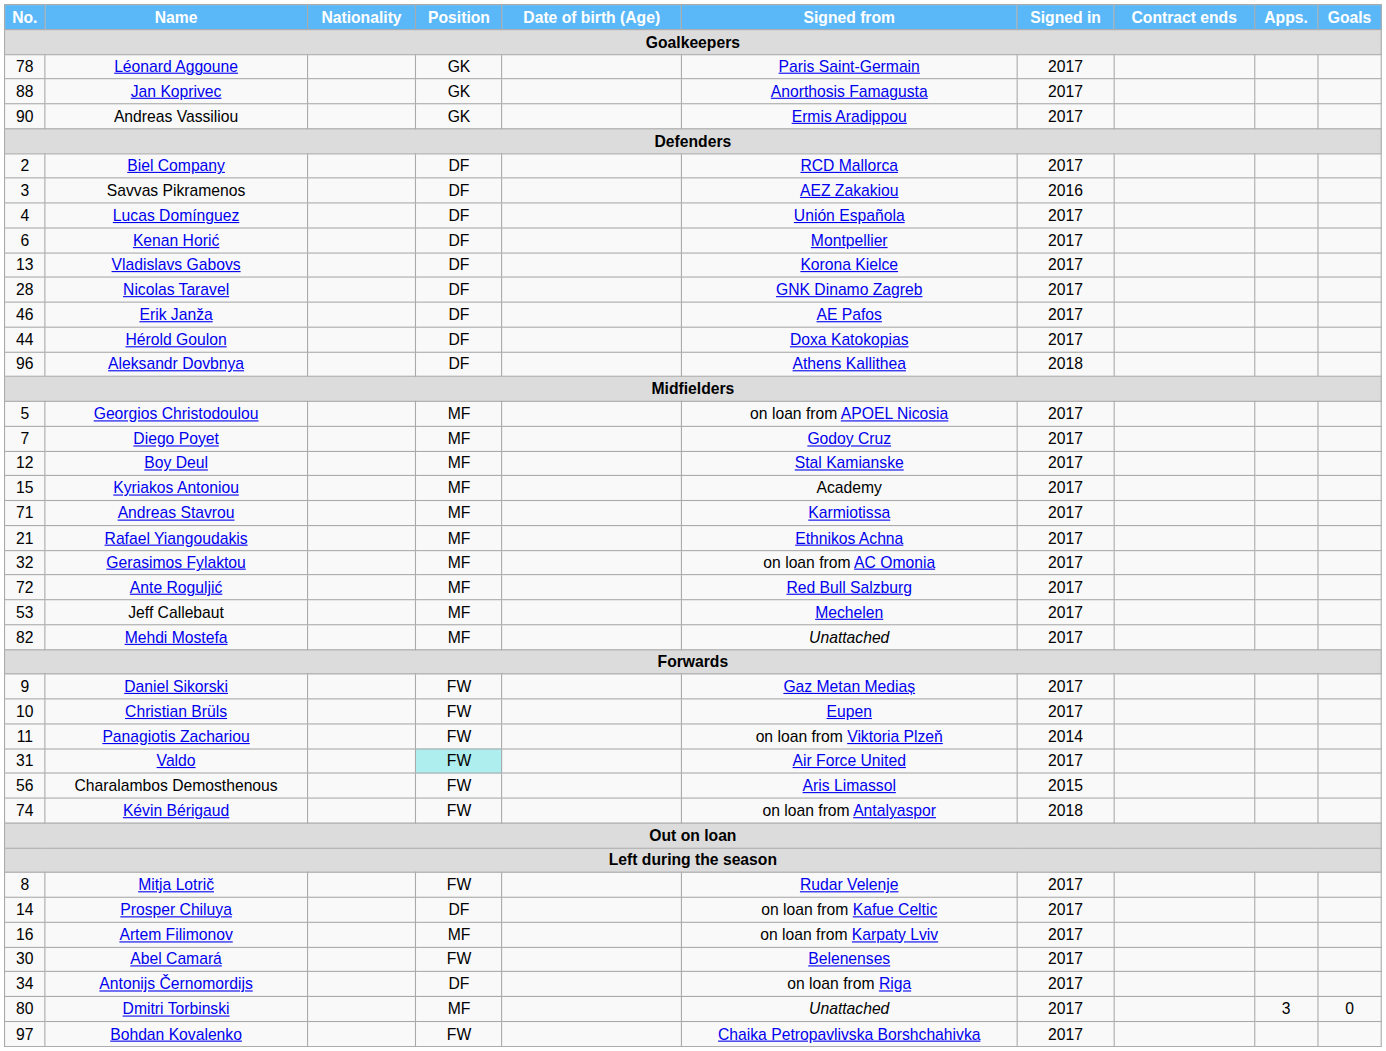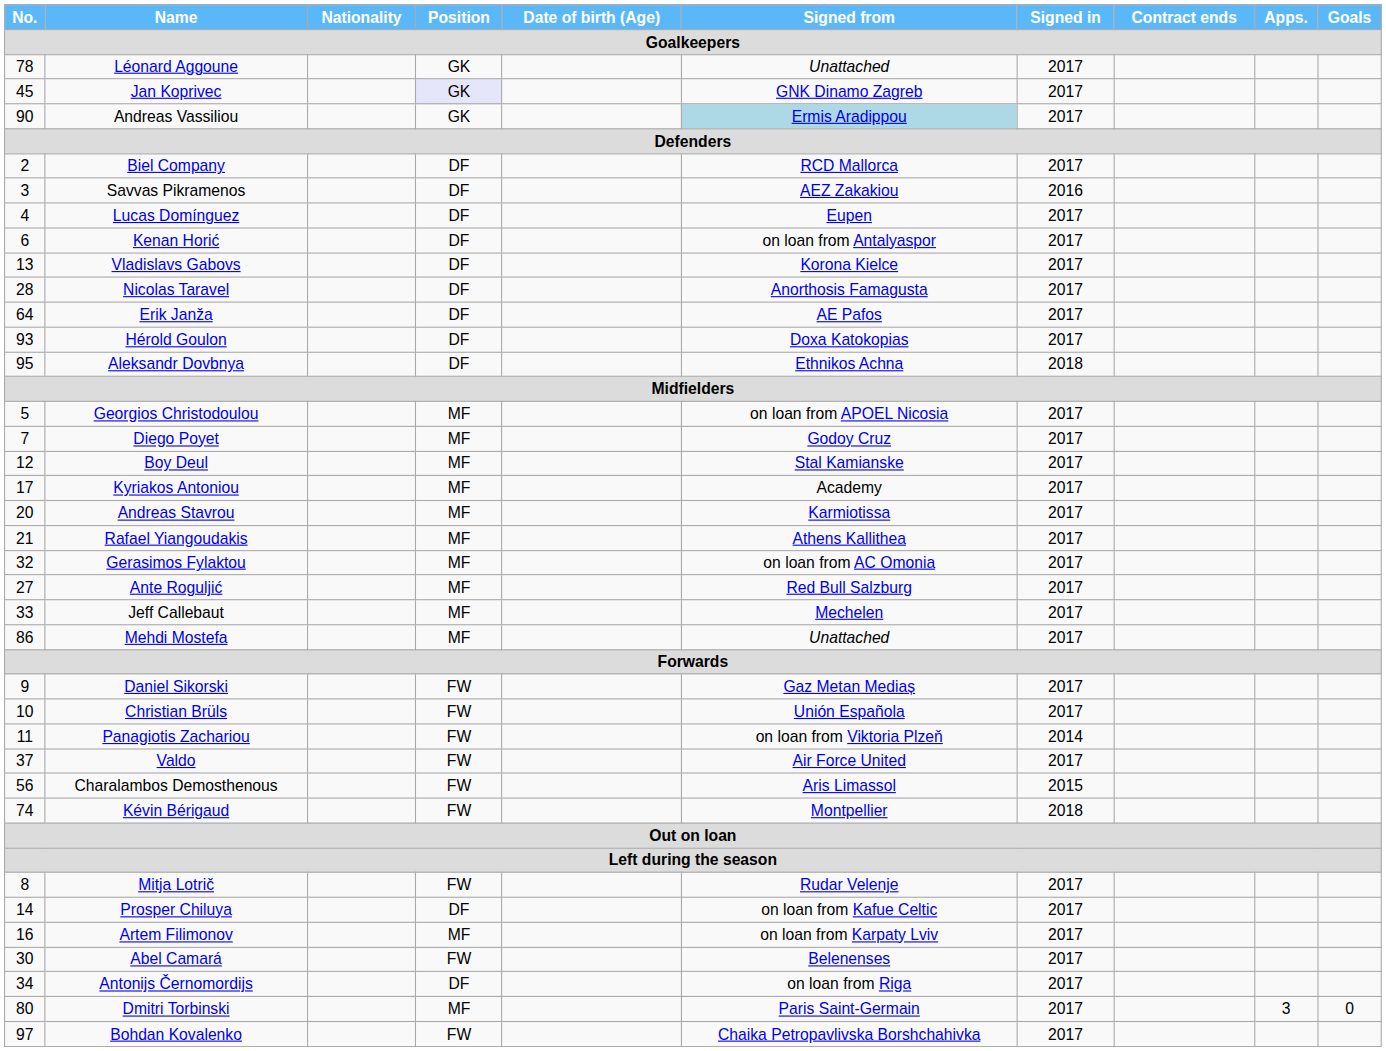(849, 67) Paris Saint-Germain -> (849, 67) Unattached
(25, 92) 88 -> (25, 92) 45
(459, 92) no background -> (459, 92) lavender background
(849, 92) Anorthosis Famagusta -> (849, 92) GNK Dinamo Zagreb
(849, 117) no background -> (849, 117) lightblue background
(849, 216) Unión Española -> (849, 216) Eupen
(849, 241) Montpellier -> (849, 241) on loan from Antalyaspor
(849, 290) GNK Dinamo Zagreb -> (849, 290) Anorthosis Famagusta
(25, 315) 46 -> (25, 315) 64
(25, 340) 44 -> (25, 340) 93
(25, 364) 96 -> (25, 364) 95
(849, 364) Athens Kallithea -> (849, 364) Ethnikos Achna
(25, 488) 15 -> (25, 488) 17
(25, 513) 71 -> (25, 513) 20
(849, 538) Ethnikos Achna -> (849, 538) Athens Kallithea
(25, 588) 72 -> (25, 588) 27
(25, 612) 53 -> (25, 612) 33
(25, 637) 82 -> (25, 637) 86
(849, 712) Eupen -> (849, 712) Unión Española
(25, 761) 31 -> (25, 761) 37
(459, 761) paleturquoise background -> (459, 761) no background
(849, 811) on loan from Antalyaspor -> (849, 811) Montpellier
(849, 1009) Unattached -> (849, 1009) Paris Saint-Germain
